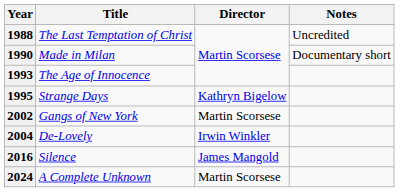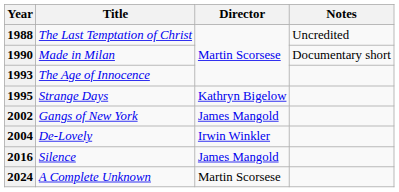(239, 116) Martin Scorsese -> (238, 116) James Mangold
